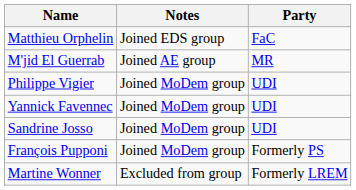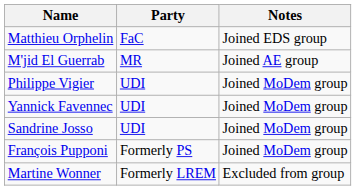columns swapped: (299, 15) <-> (182, 15)
